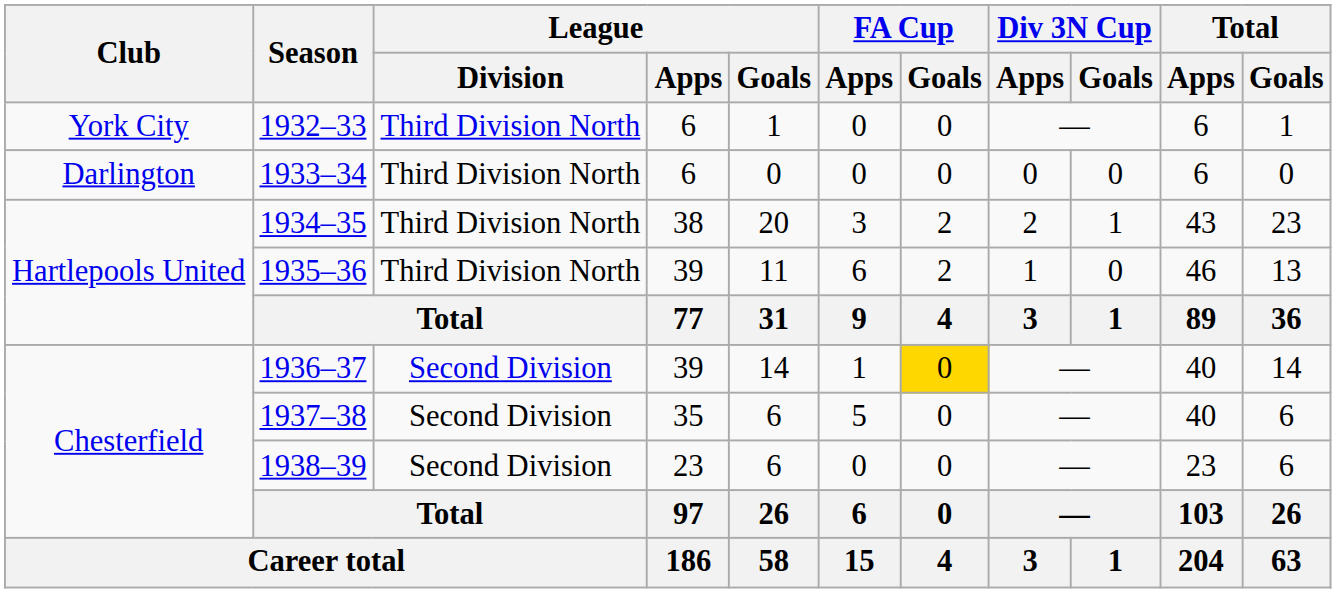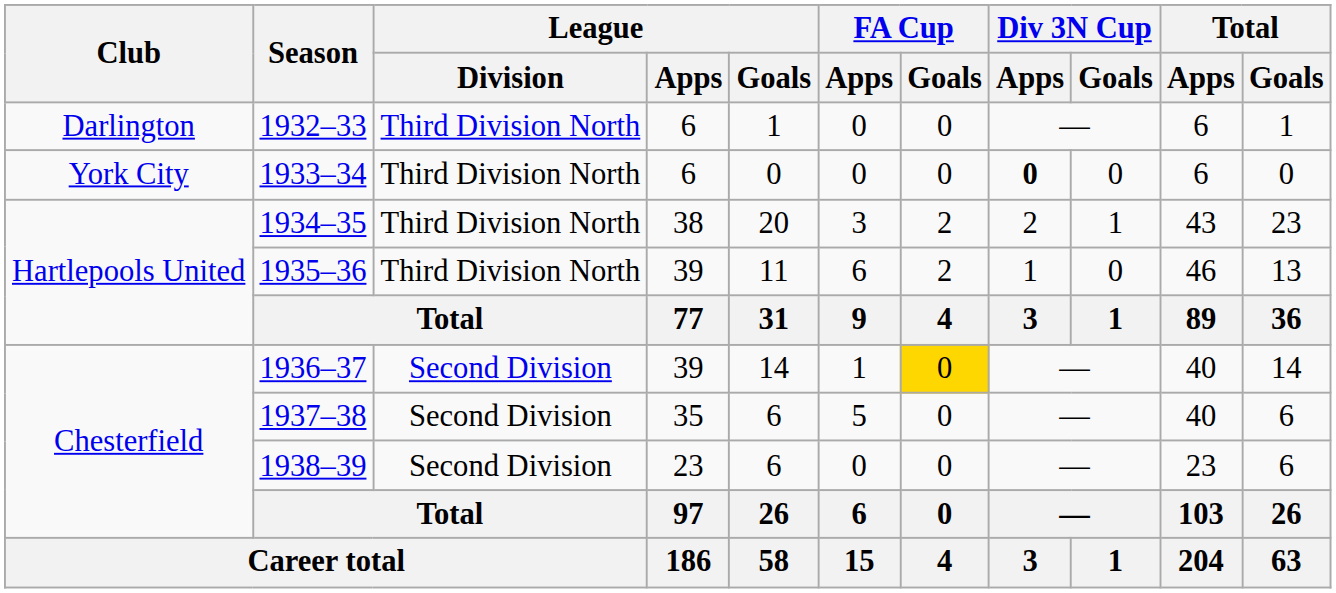(129, 125) York City -> (129, 125) Darlington
(129, 174) Darlington -> (129, 174) York City
(1030, 174) normal -> (1030, 174) bold
